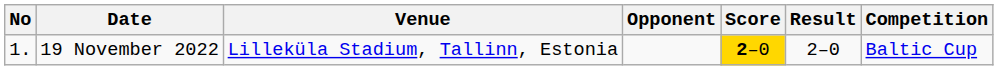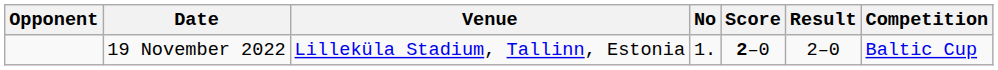columns swapped: (20, 20) <-> (672, 20)
(753, 50) gold background -> (753, 50) no background
